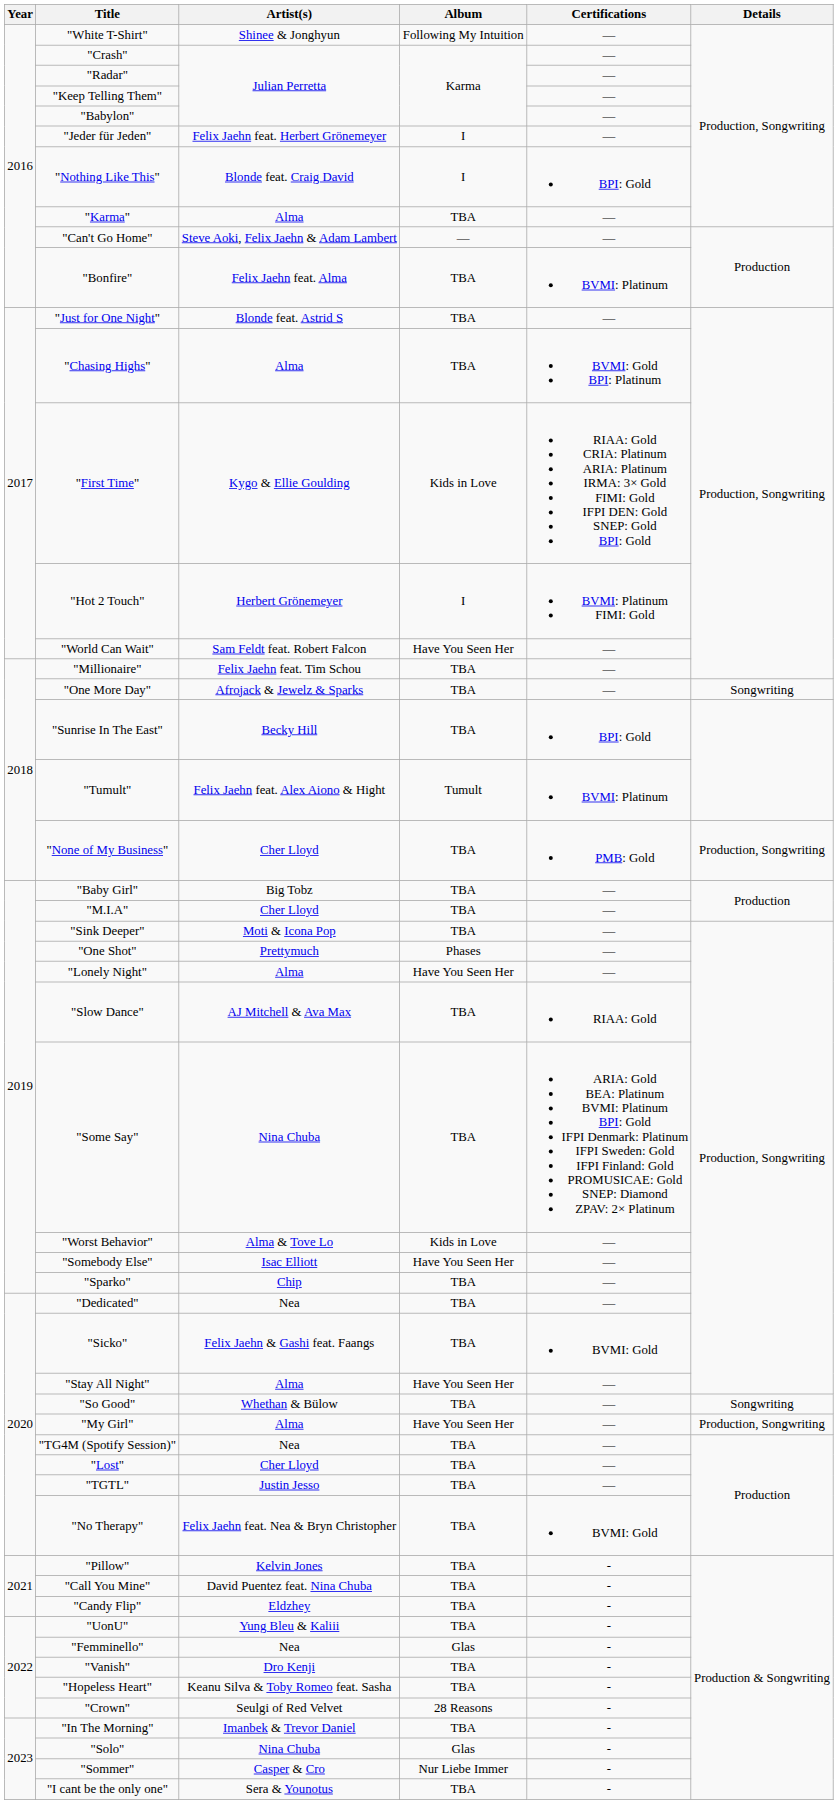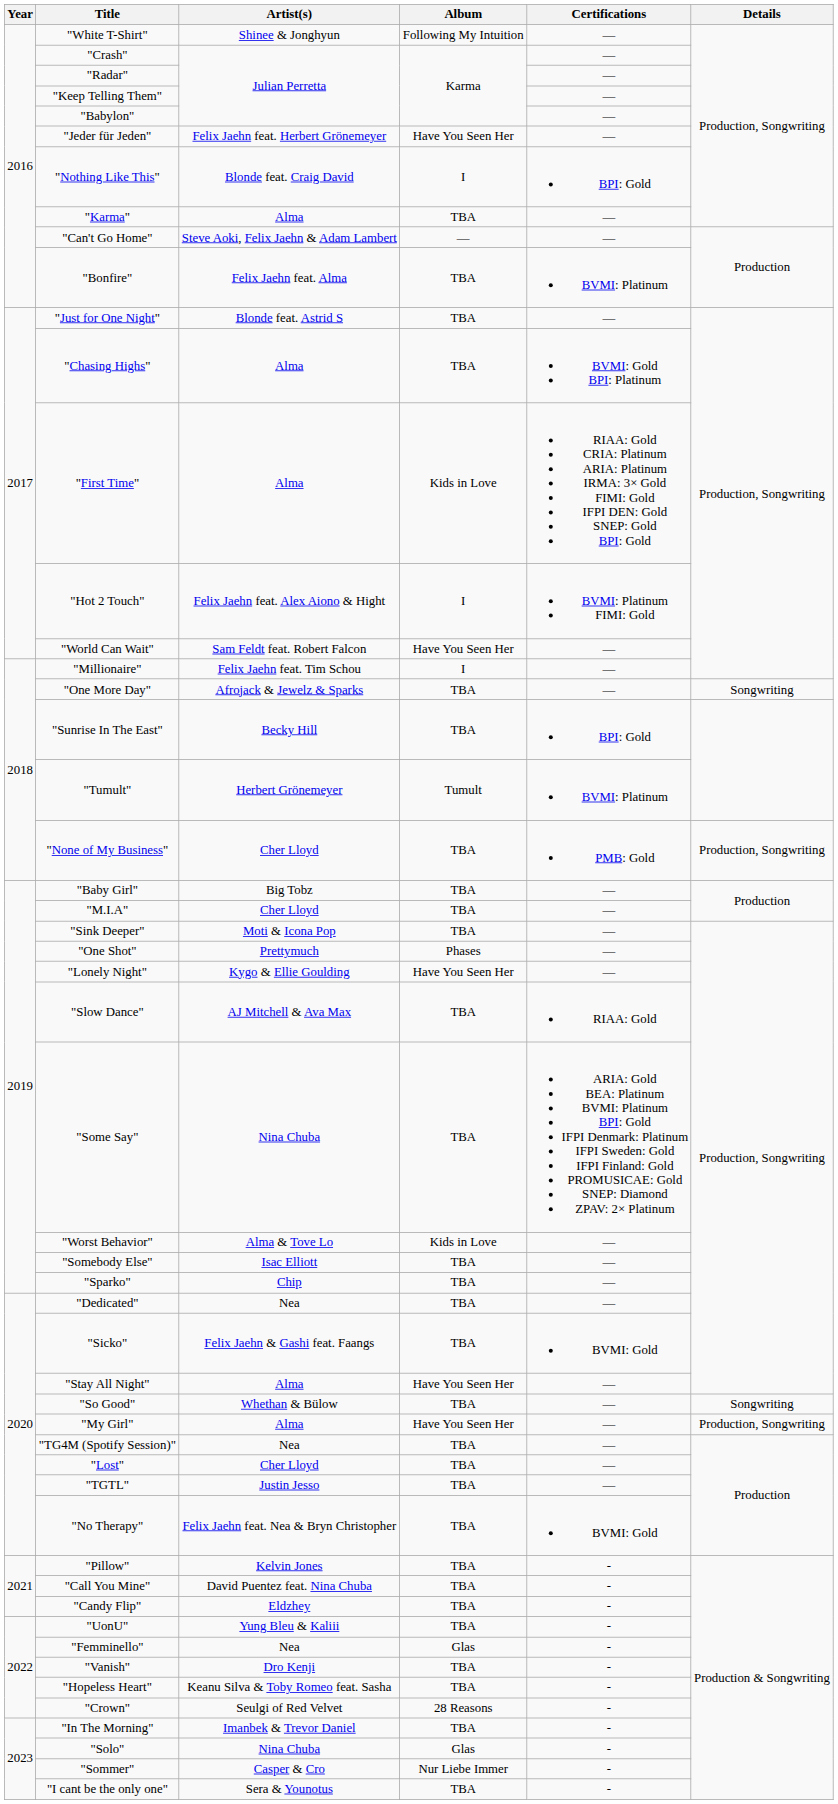(463, 136) I -> (463, 136) Have You Seen Her
(289, 483) Kygo & Ellie Goulding -> (289, 483) Alma
(289, 601) Herbert Grönemeyer -> (289, 601) Felix Jaehn feat. Alex Aiono & Hight
(463, 669) TBA -> (463, 669) I
(289, 789) Felix Jaehn feat. Alex Aiono & Hight -> (289, 789) Herbert Grönemeyer
(289, 971) Alma -> (289, 971) Kygo & Ellie Goulding
(463, 1262) Have You Seen Her -> (463, 1262) TBA
